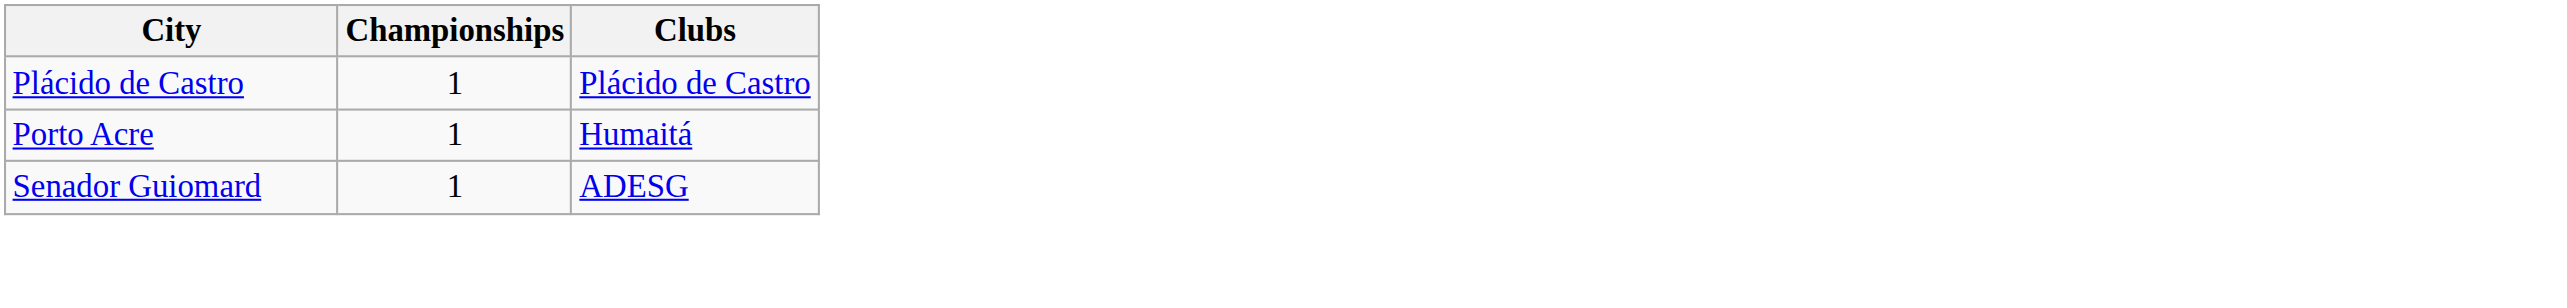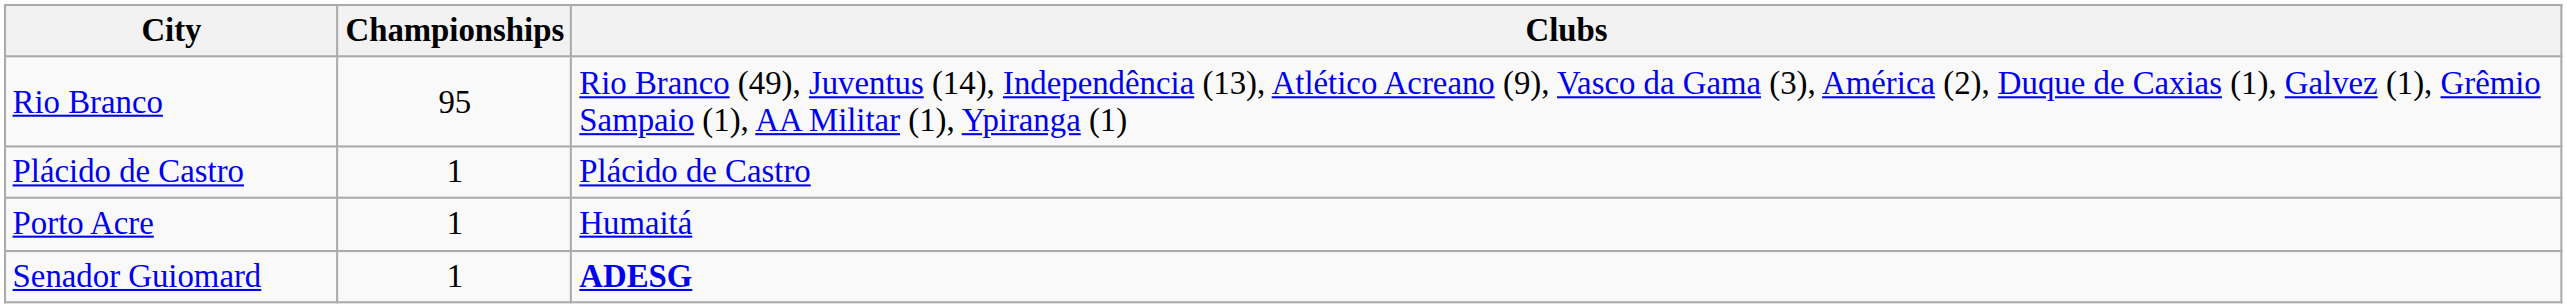+ row: (88, 100)
(634, 186) normal -> (636, 275) bold
